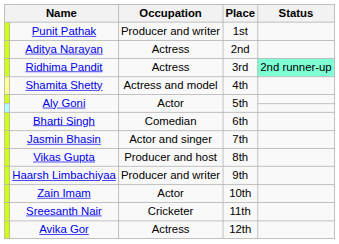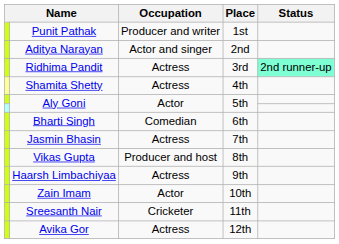(171, 49) Actress -> (171, 49) Actor and singer
(171, 85) Actress and model -> (171, 85) Actress
(171, 139) Actor and singer -> (171, 139) Actress
(171, 175) Producer and writer -> (171, 175) Actress
